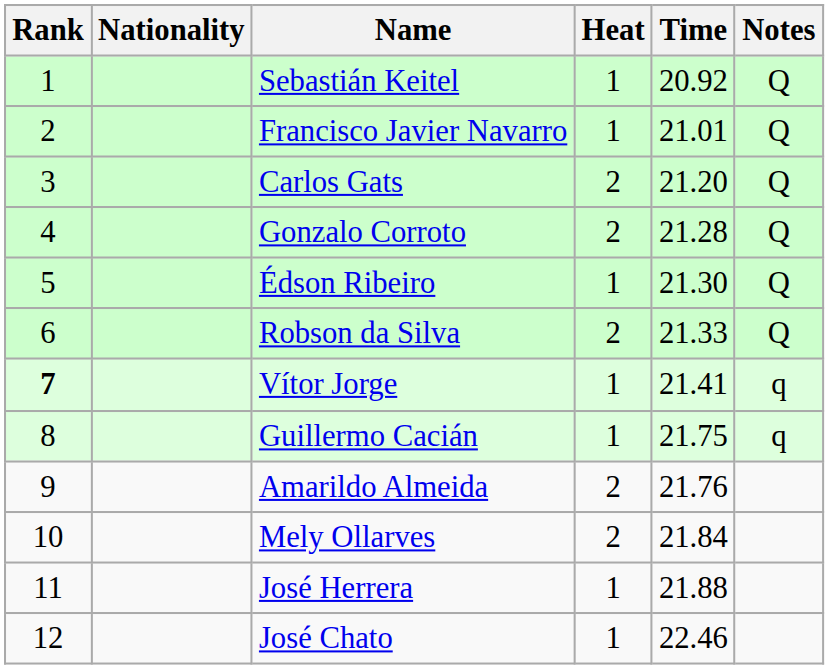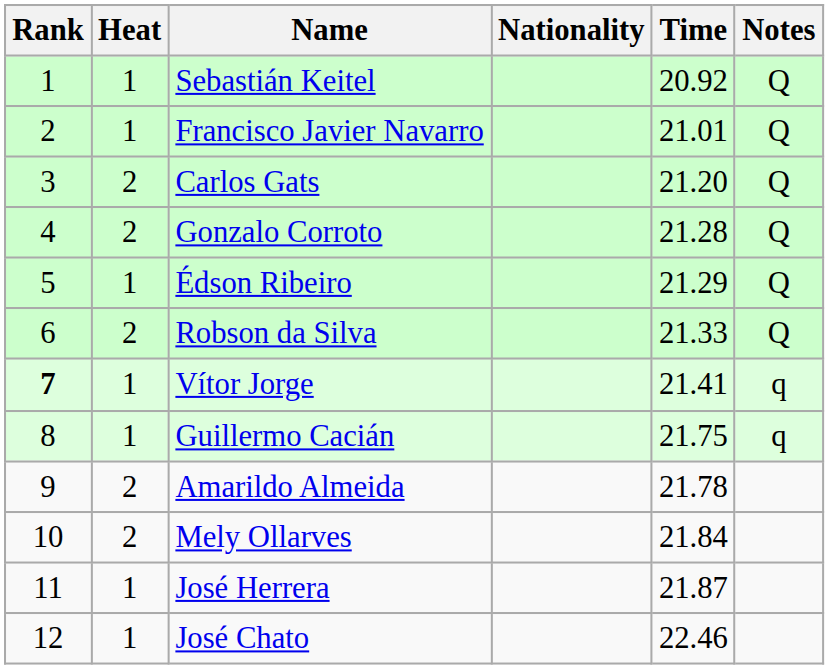columns swapped: (613, 30) <-> (171, 30)
(693, 283) 21.30 -> (693, 283) 21.29
(693, 485) 21.76 -> (693, 485) 21.78
(693, 586) 21.88 -> (693, 586) 21.87
